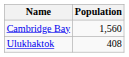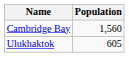(114, 44) 408 -> (114, 44) 605
